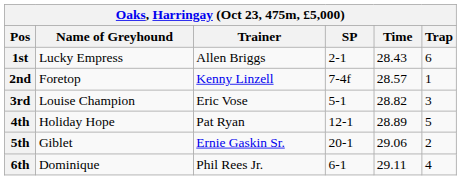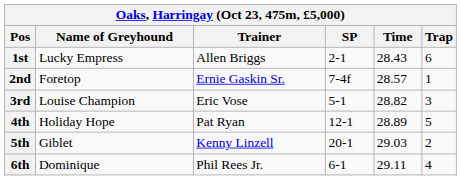(235, 79) Kenny Linzell -> (241, 79) Ernie Gaskin Sr.
(241, 143) Ernie Gaskin Sr. -> (235, 143) Kenny Linzell
(392, 143) 29.06 -> (392, 143) 29.03
